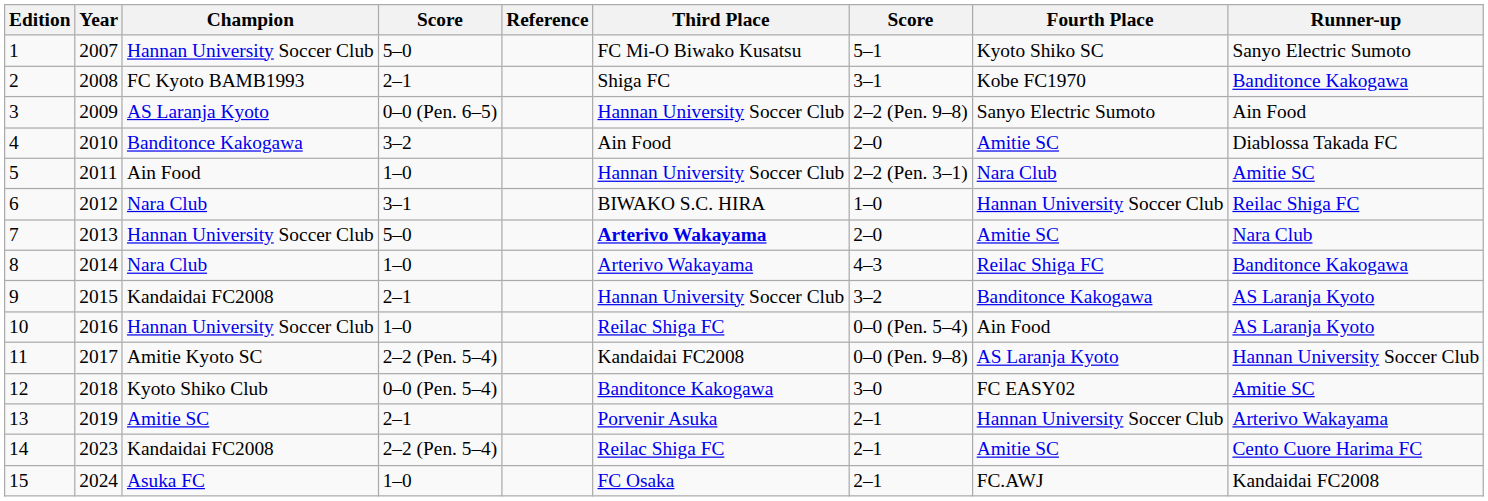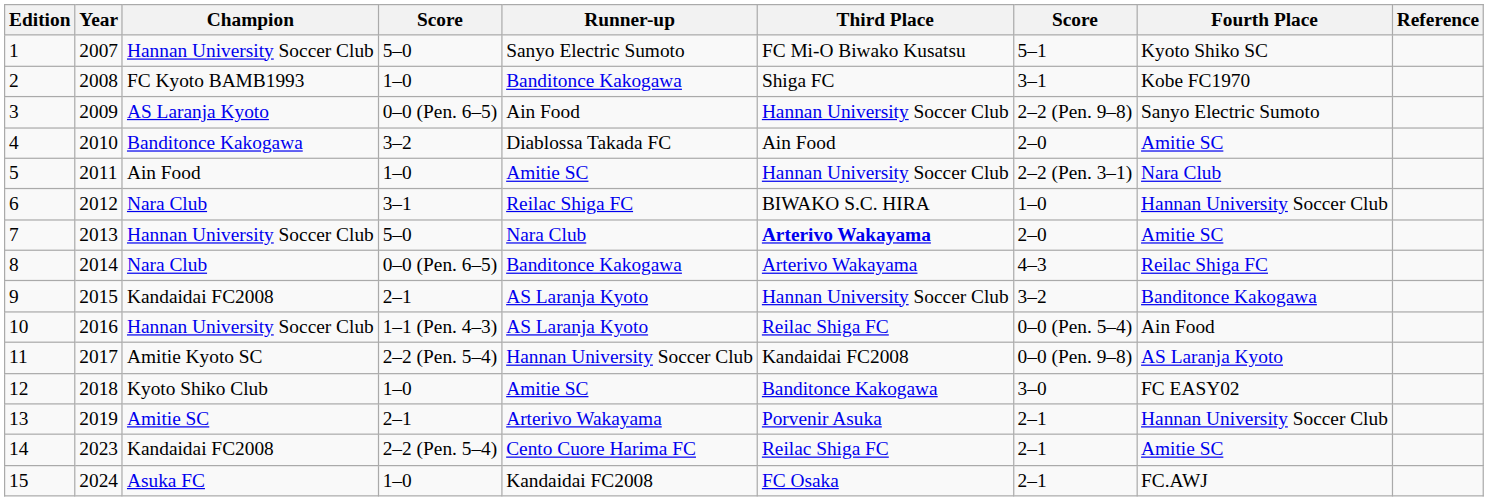columns swapped: (1356, 19) <-> (547, 19)
(397, 81) 2–1 -> (397, 81) 1–0
(397, 265) 1–0 -> (440, 265) 0–0 (Pen. 6–5)
(397, 326) 1–0 -> (440, 326) 1–1 (Pen. 4–3)
(440, 388) 0–0 (Pen. 5–4) -> (397, 388) 1–0
